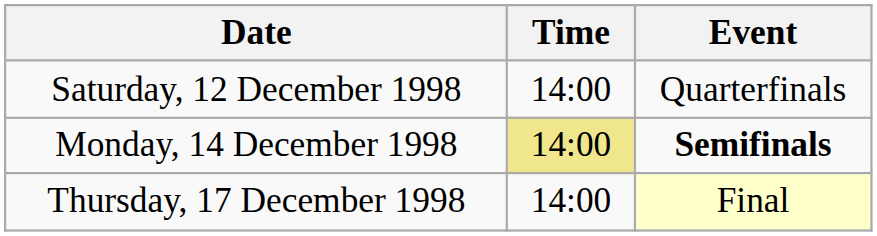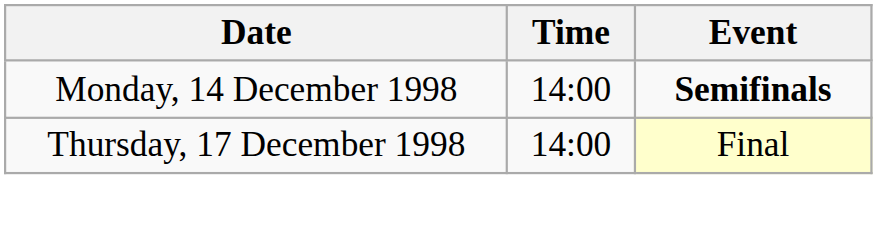- row: (256, 88)
(571, 144) khaki background -> (571, 88) no background
